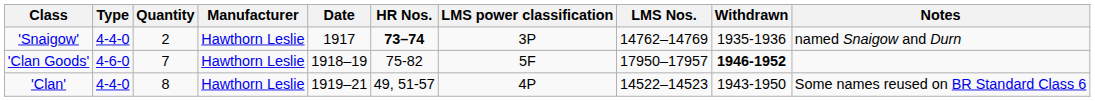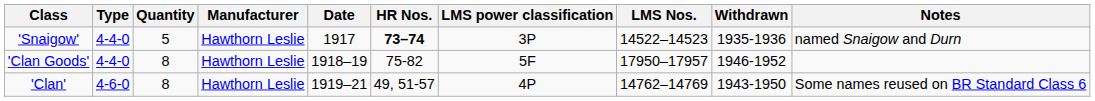(165, 38) 2 -> (165, 38) 5
(664, 38) 14762–14769 -> (664, 38) 14522–14523
(113, 61) 4-6-0 -> (113, 61) 4-4-0
(165, 61) 7 -> (165, 61) 8
(751, 61) bold -> (751, 61) normal
(113, 84) 4-4-0 -> (113, 84) 4-6-0
(664, 84) 14522–14523 -> (664, 84) 14762–14769
